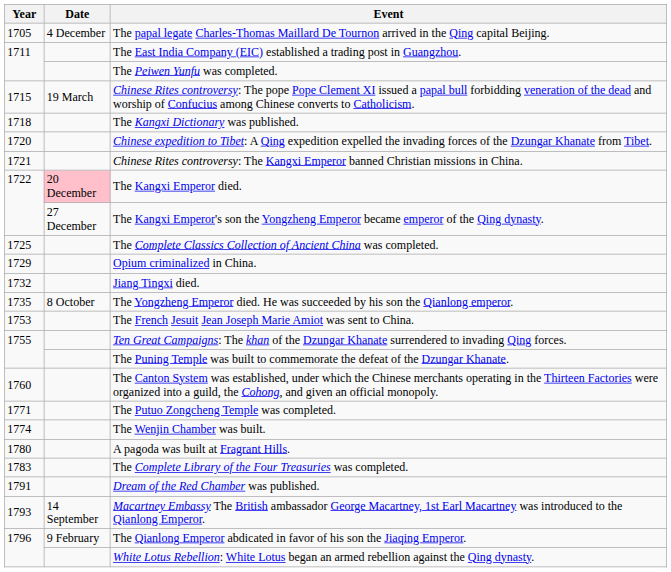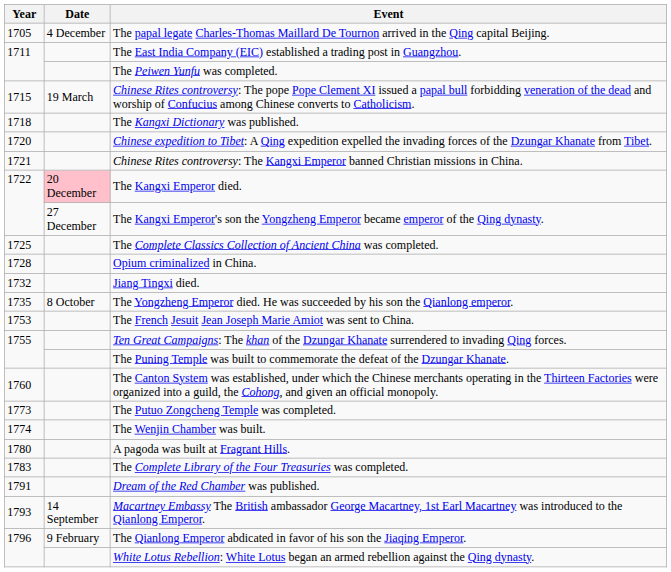(19, 263) 1729 -> (19, 263) 1728
(19, 410) 1771 -> (19, 410) 1773
